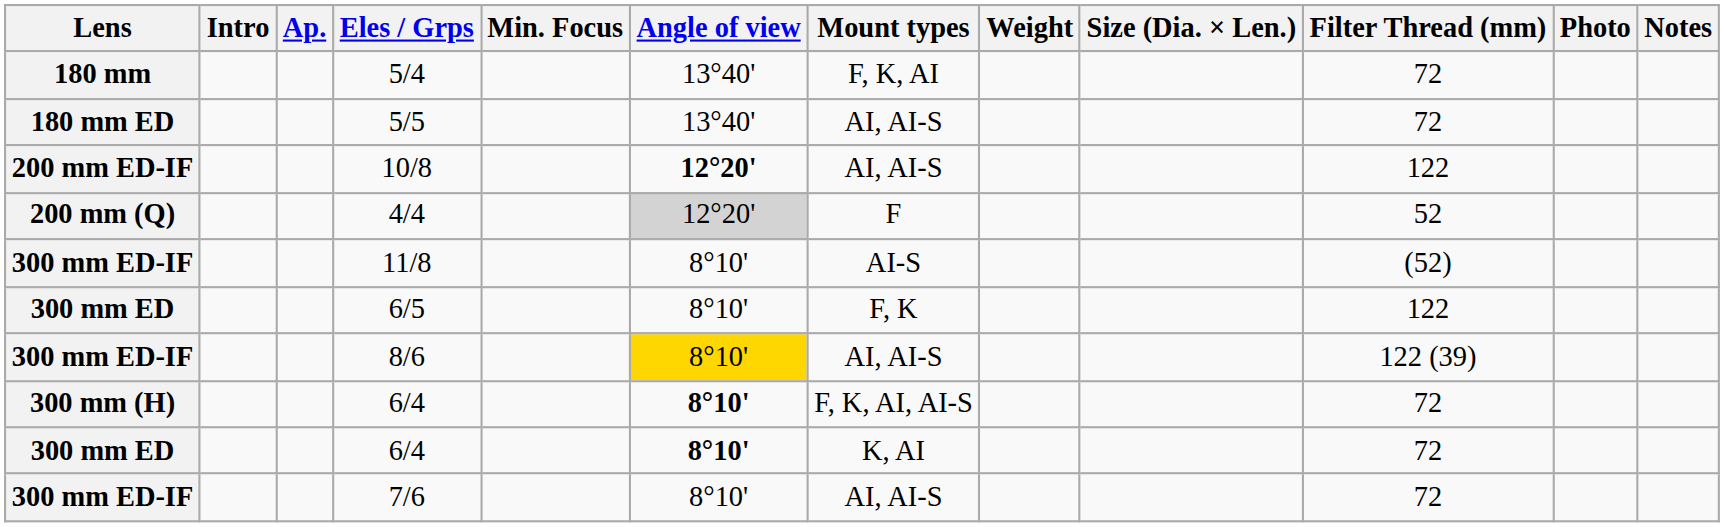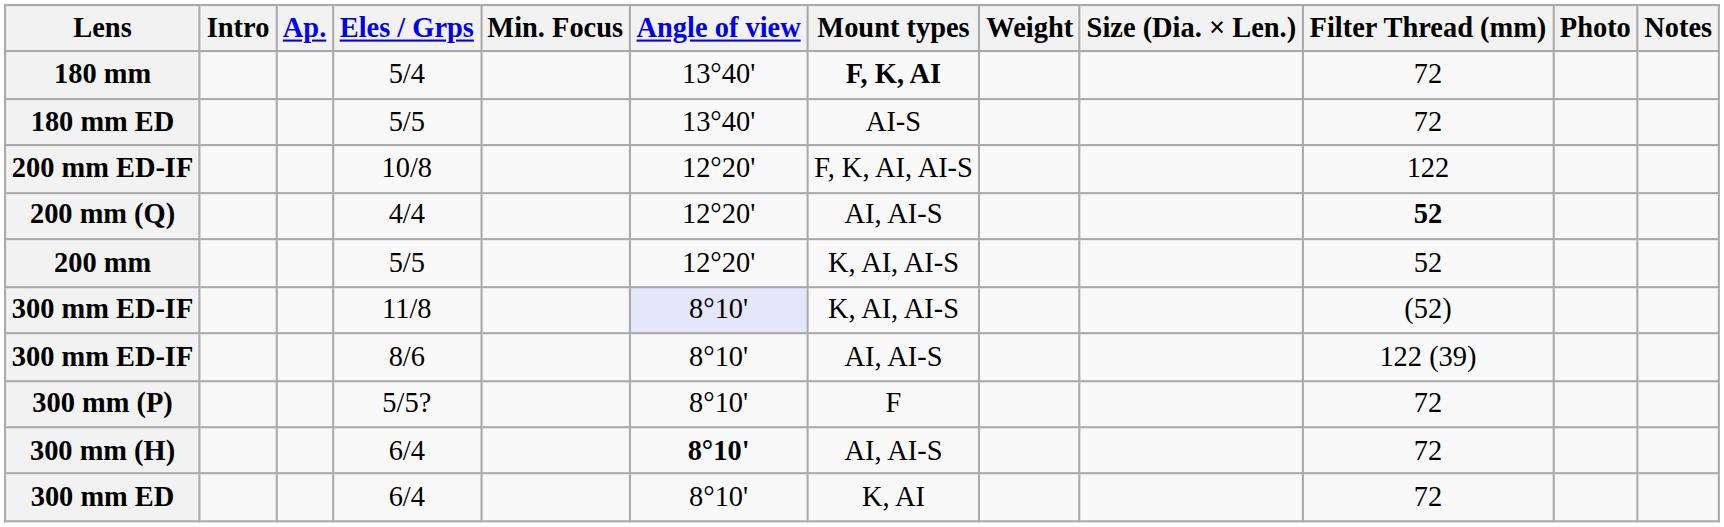(894, 74) normal -> (893, 74) bold
(894, 121) AI, AI-S -> (893, 121) AI-S
(719, 168) bold -> (719, 168) normal
(894, 168) AI, AI-S -> (894, 168) F, K, AI, AI-S
(719, 215) lightgrey background -> (719, 215) no background
(893, 215) F -> (894, 215) AI, AI-S
(1428, 215) normal -> (1428, 215) bold
+ row: (103, 262)
(719, 262) no background -> (719, 308) lavender background
(893, 262) AI-S -> (893, 308) K, AI, AI-S
- row: (103, 308)
(719, 355) gold background -> (719, 355) no background
+ row: (103, 402)
(894, 402) F, K, AI, AI-S -> (894, 449) AI, AI-S
(719, 449) bold -> (719, 496) normal
- row: (103, 496)
